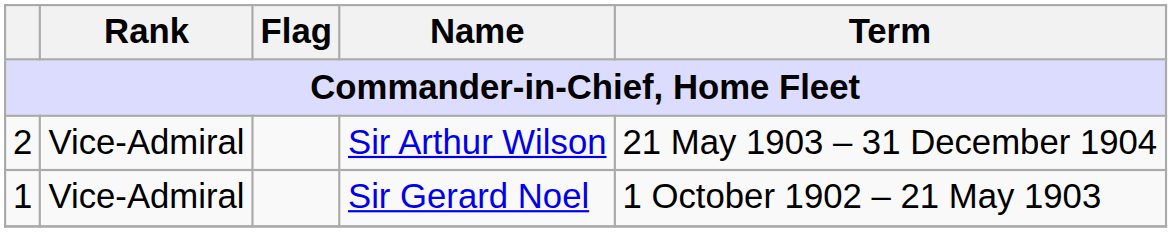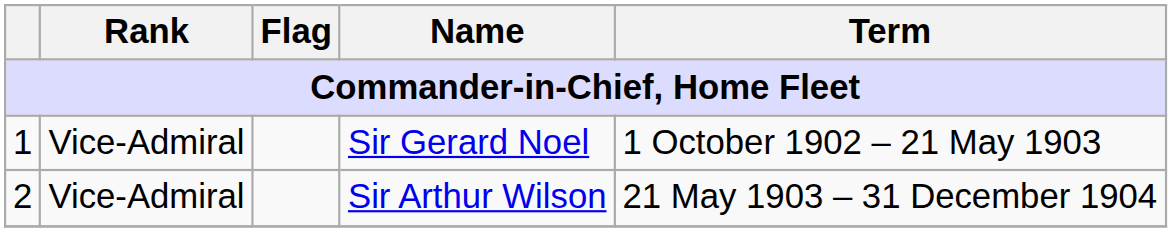rows swapped: (469, 197) <-> (477, 142)
